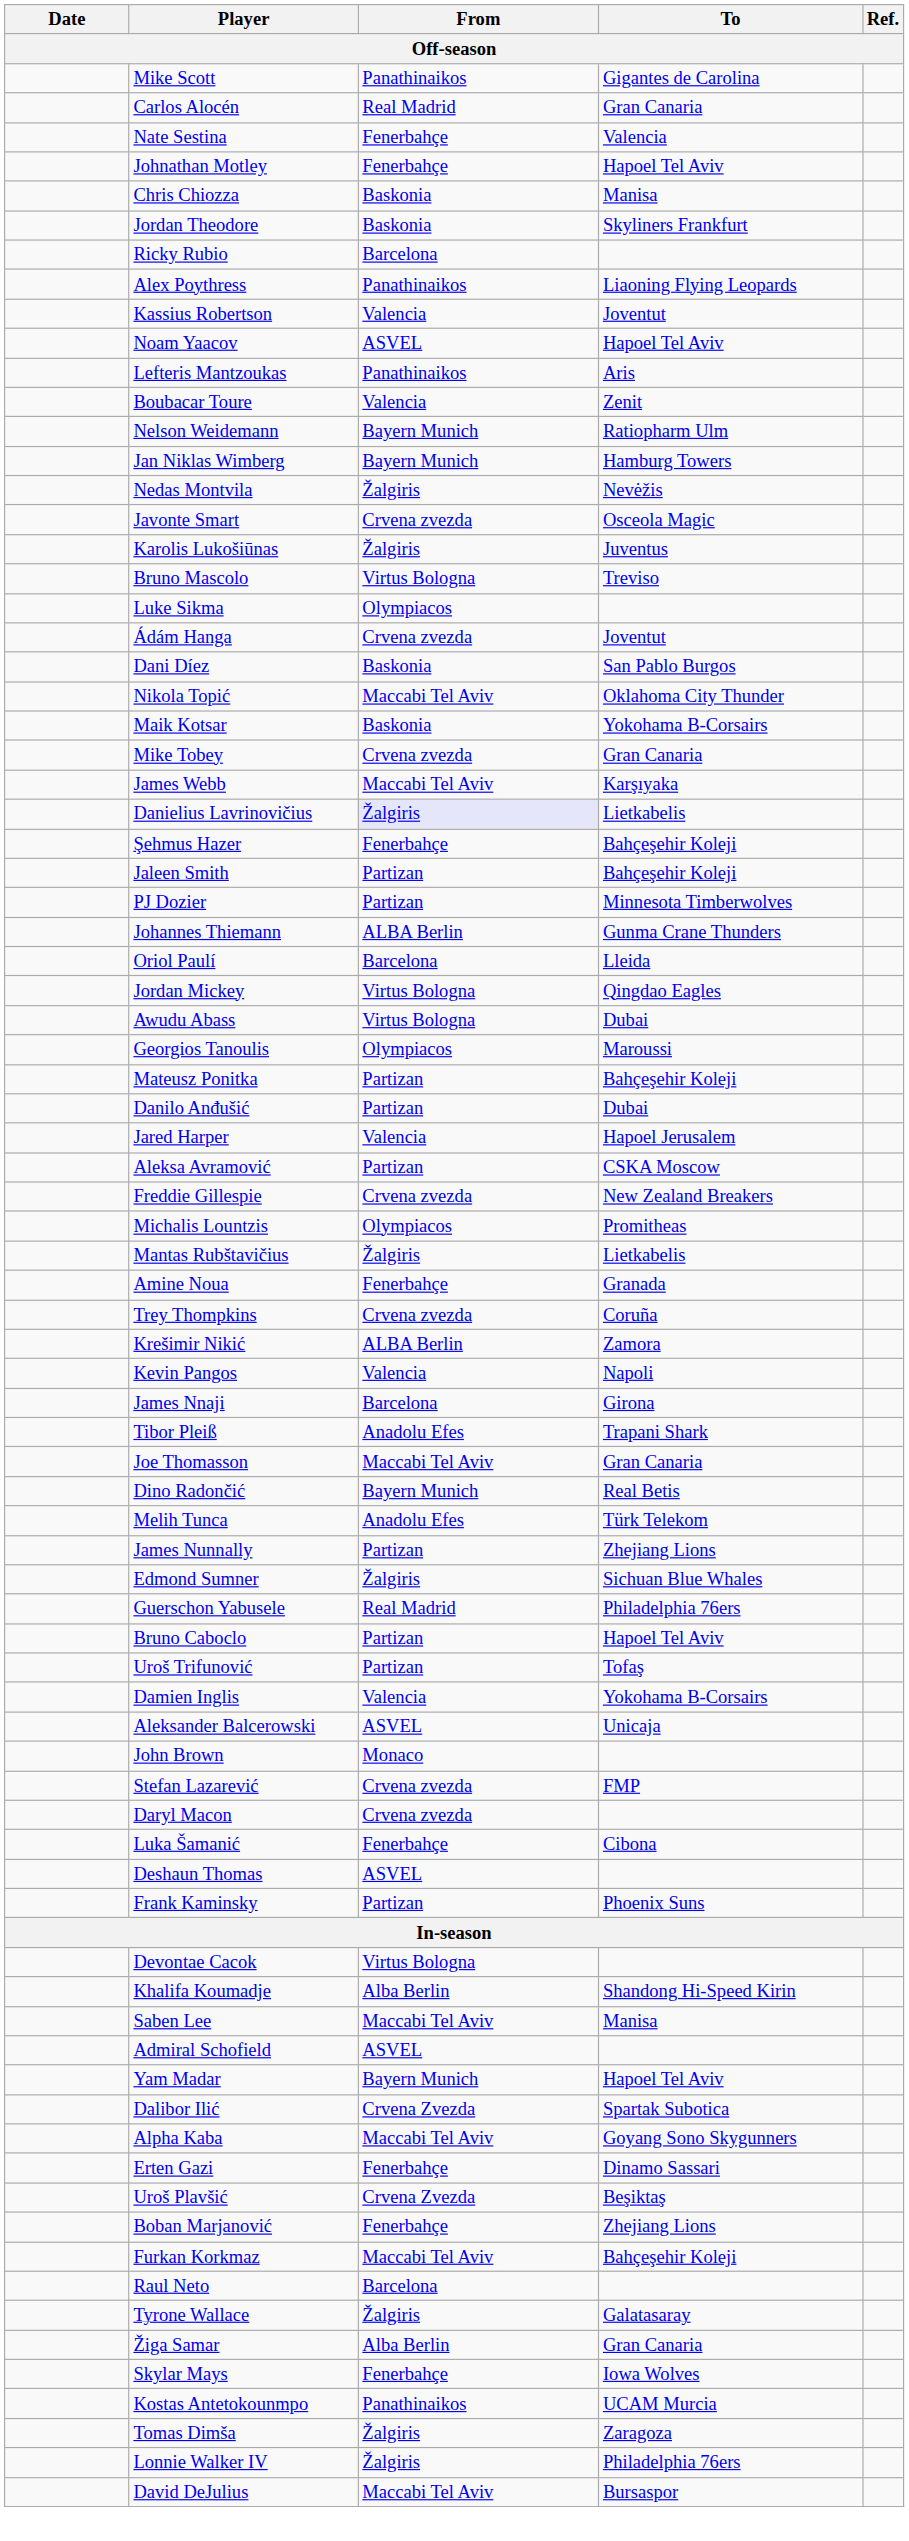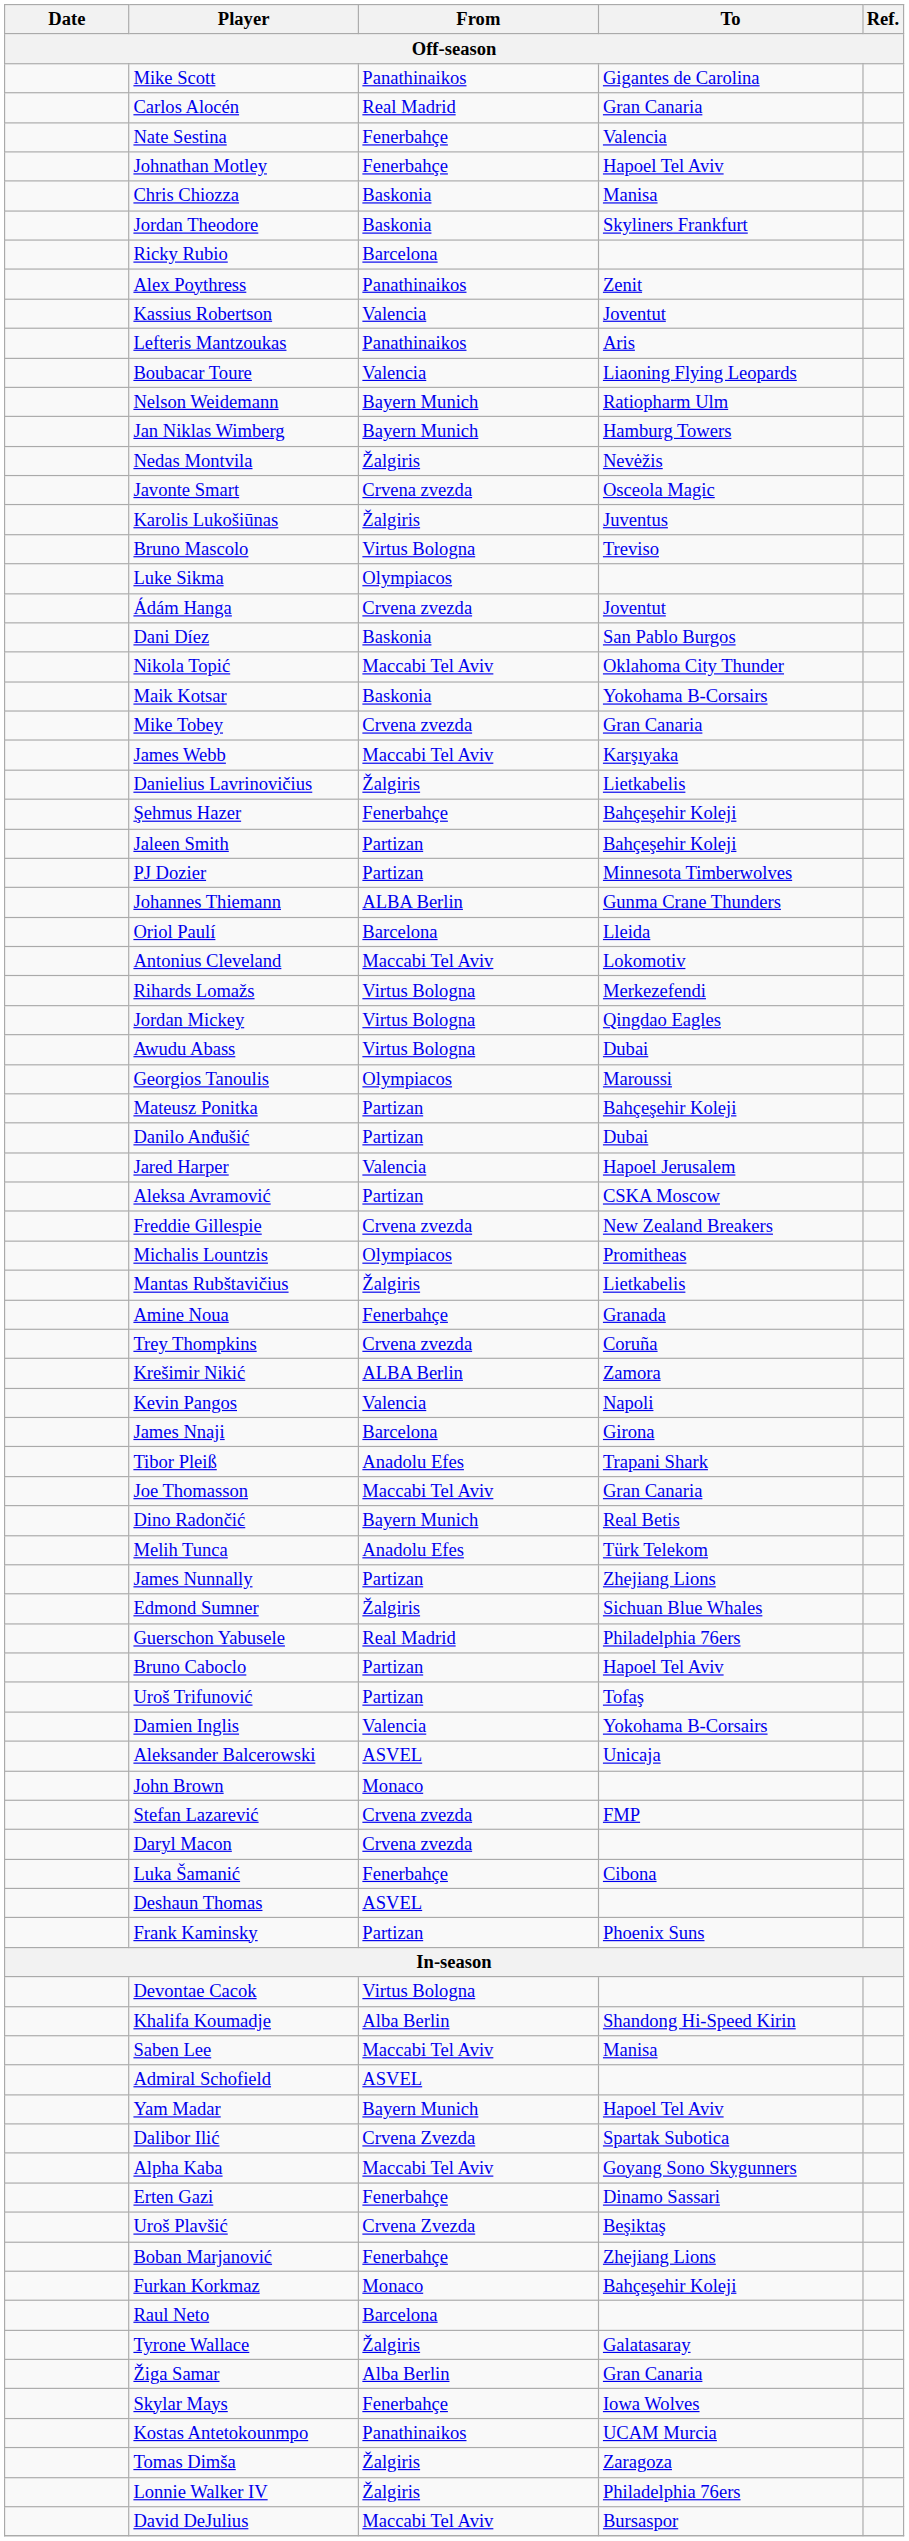(700, 284) Liaoning Flying Leopards -> (623, 284) Zenit
- row: (185, 343)
(623, 401) Zenit -> (700, 372) Liaoning Flying Leopards
(391, 813) lavender background -> (391, 784) no background
+ row: (207, 961)
+ row: (194, 990)
(428, 2256) Maccabi Tel Aviv -> (393, 2285) Monaco
